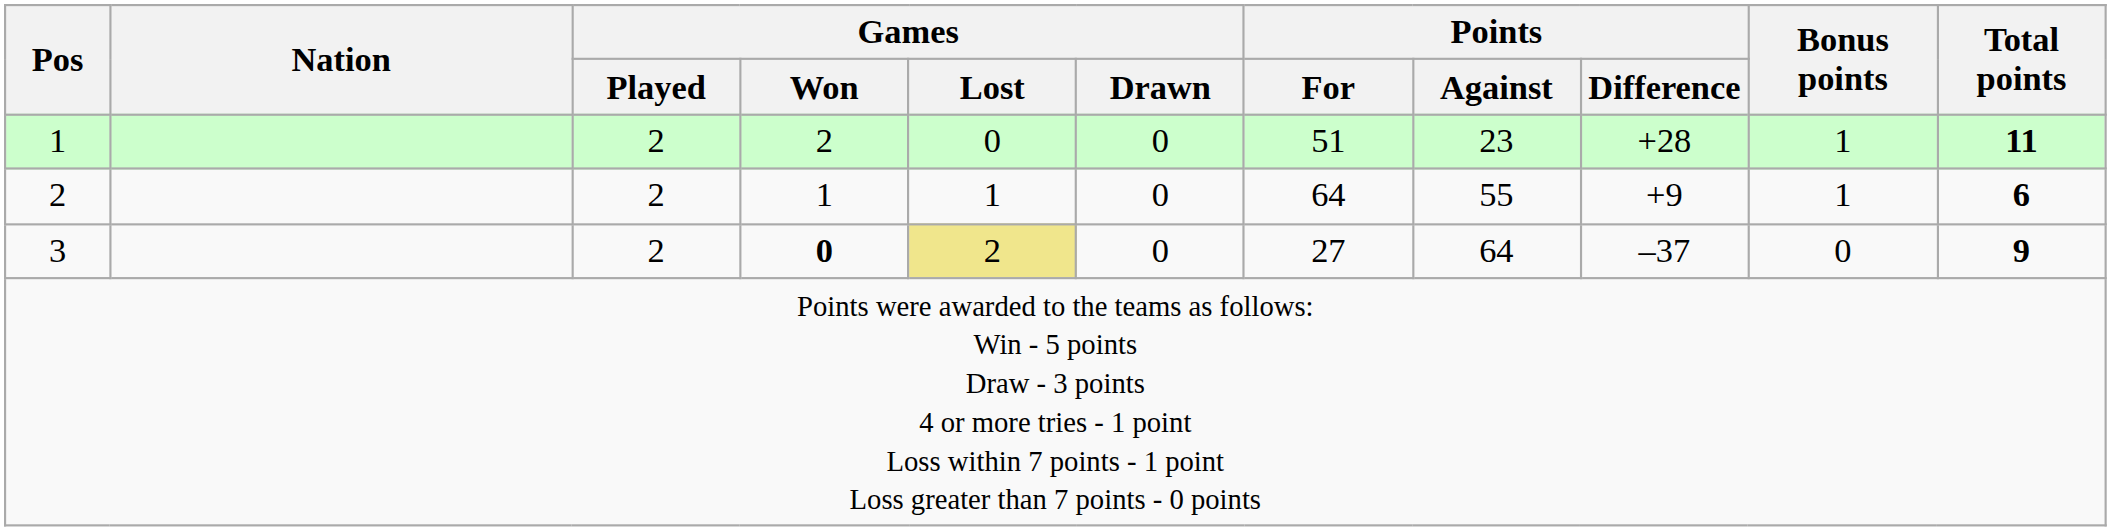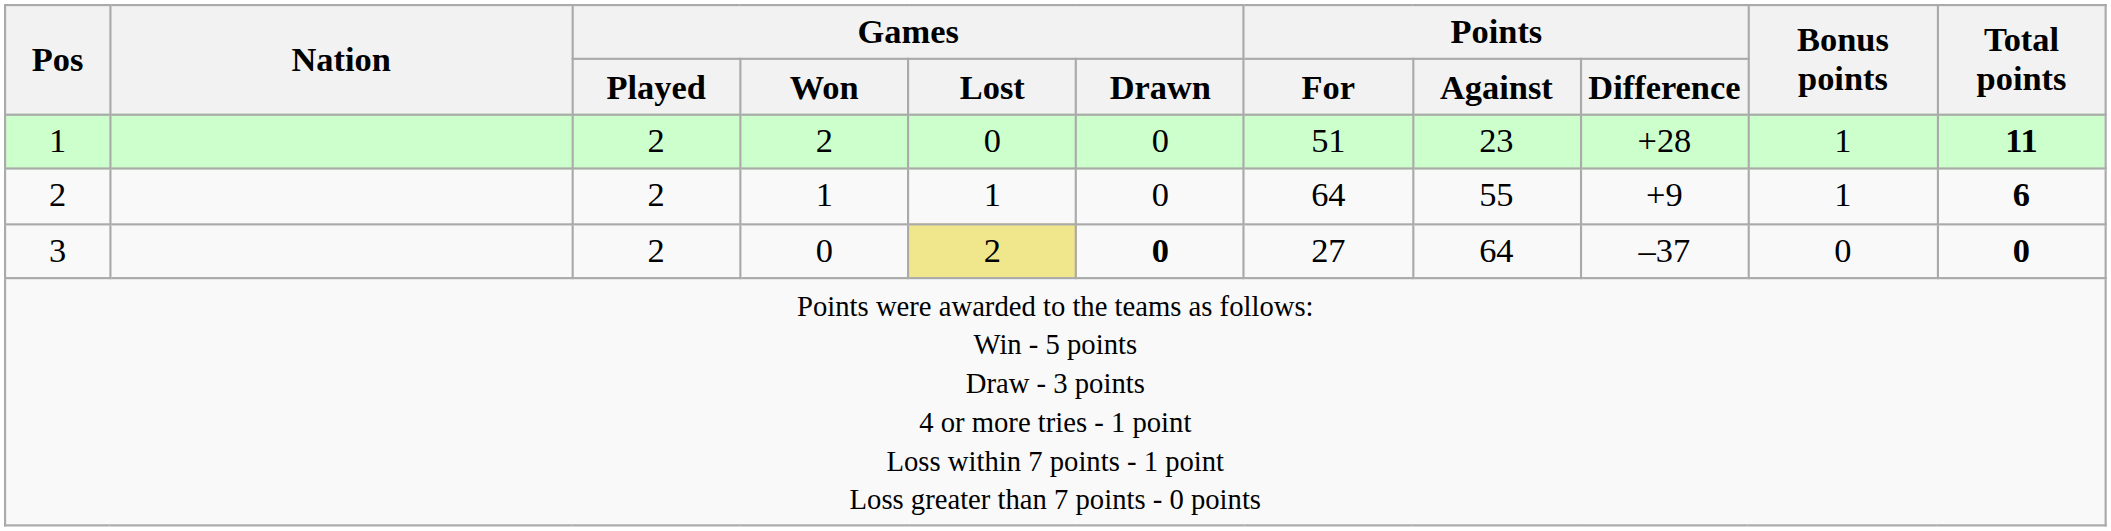(824, 250) bold -> (824, 250) normal
(1160, 250) normal -> (1160, 250) bold
(2021, 250) 9 -> (2021, 250) 0
